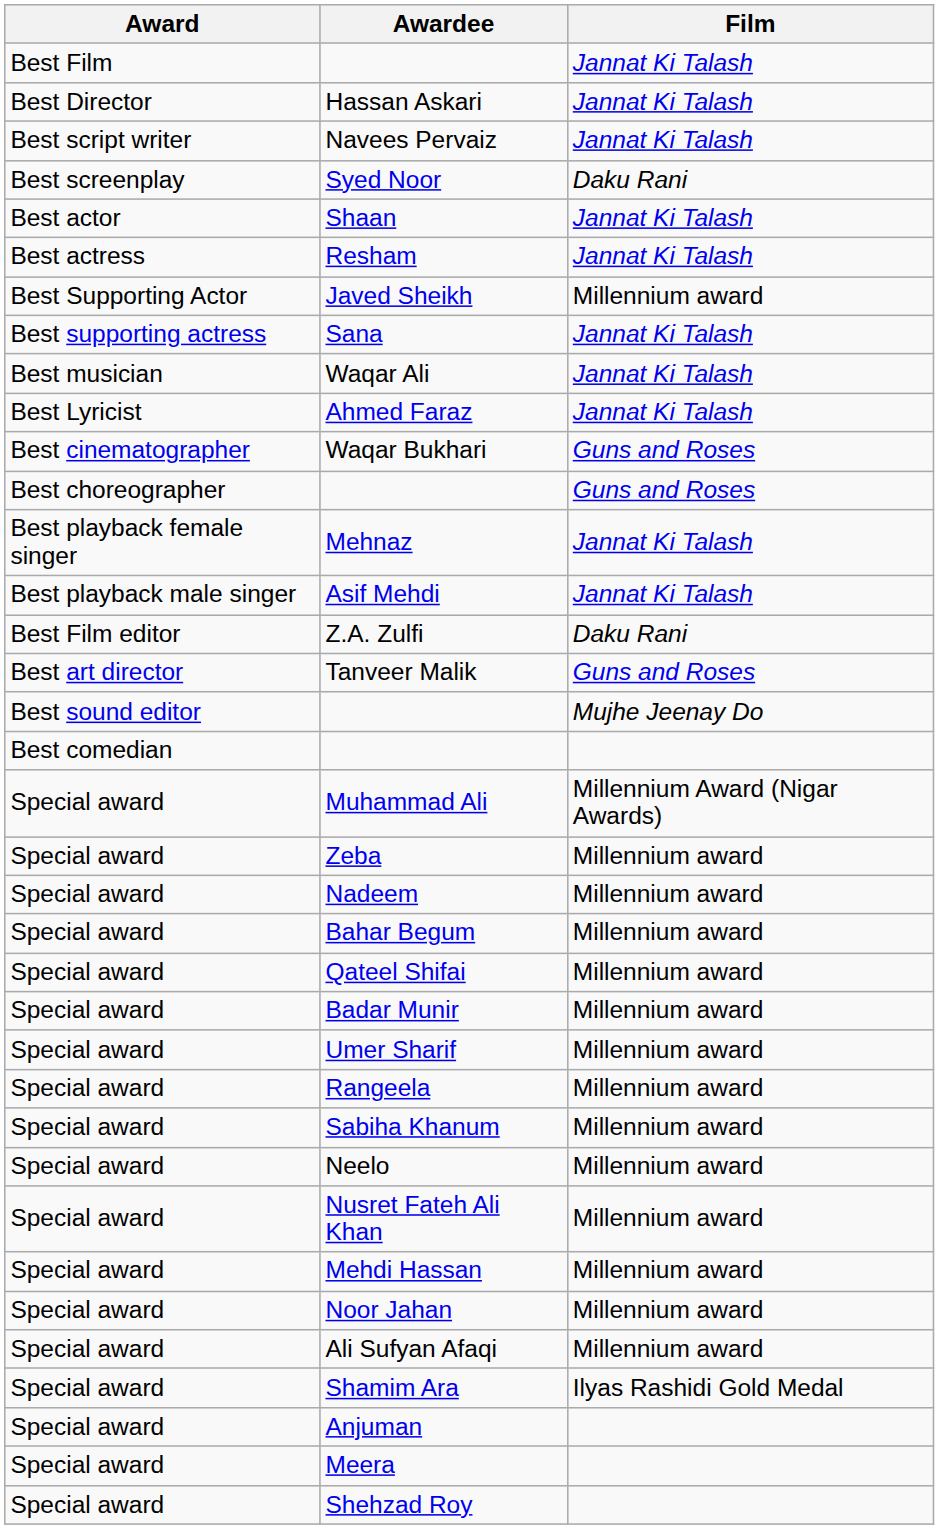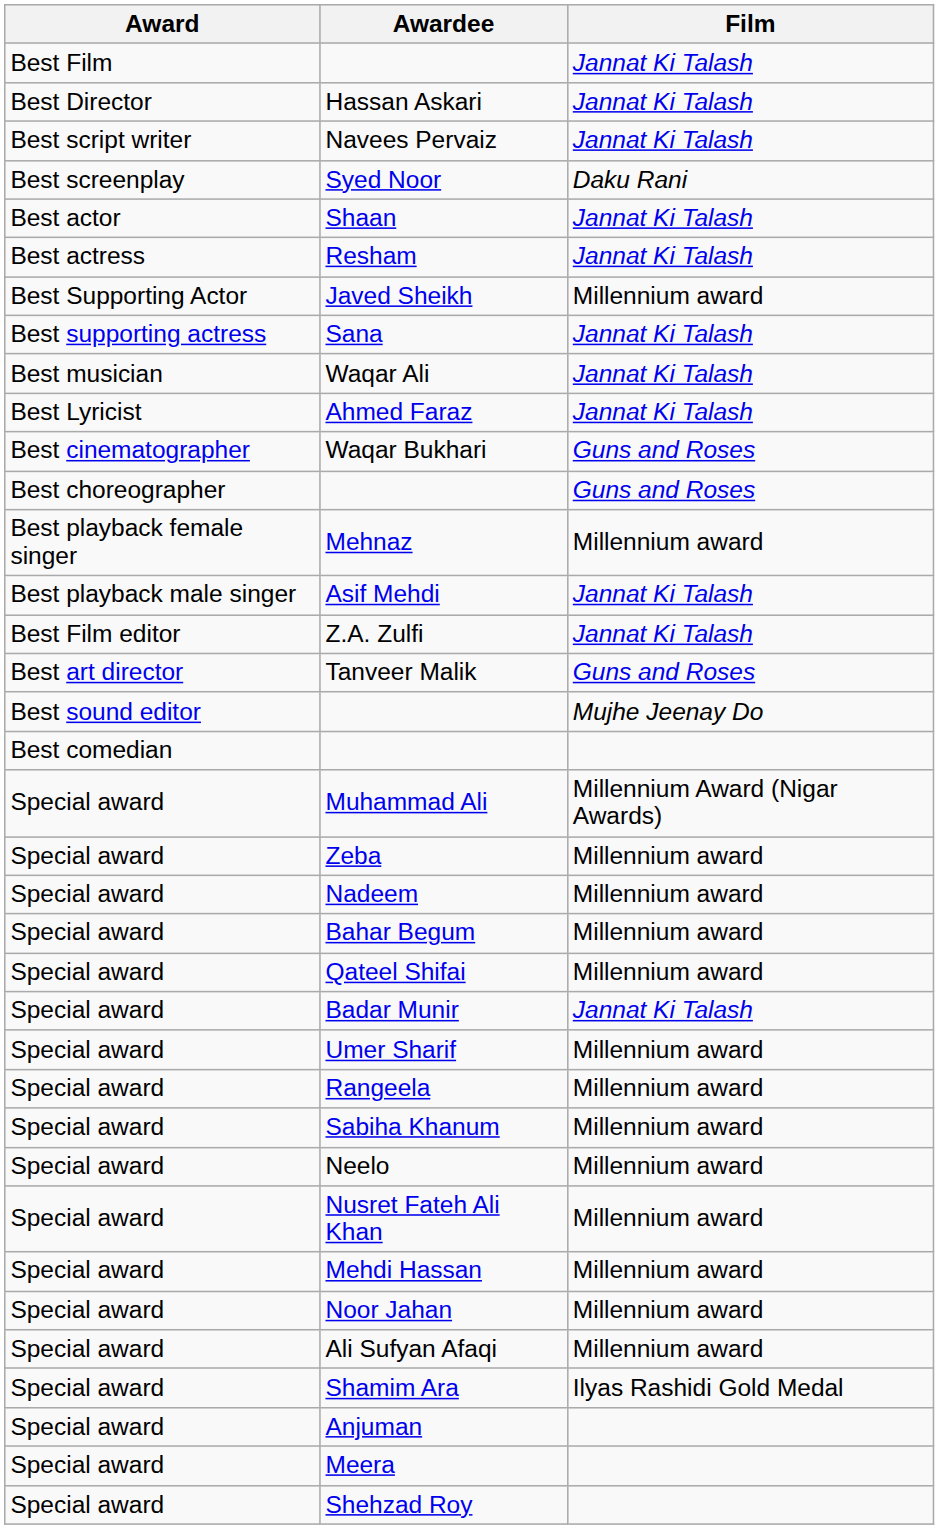(663, 542) Jannat Ki Talash -> (668, 542) Millennium award
(630, 633) Daku Rani -> (663, 633) Jannat Ki Talash
(668, 1010) Millennium award -> (663, 1010) Jannat Ki Talash
